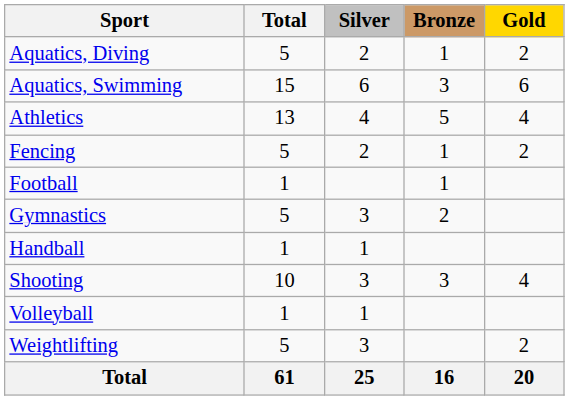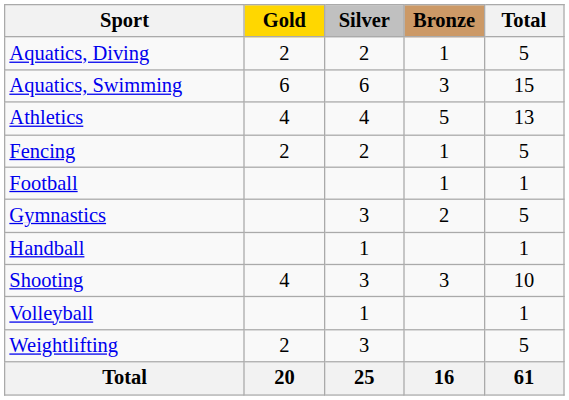columns swapped: (524, 20) <-> (284, 20)
